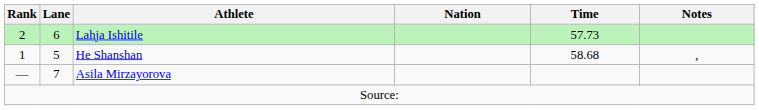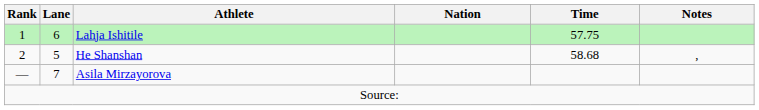(22, 34) 2 -> (22, 34) 1
(585, 34) 57.73 -> (585, 34) 57.75
(22, 54) 1 -> (22, 54) 2
